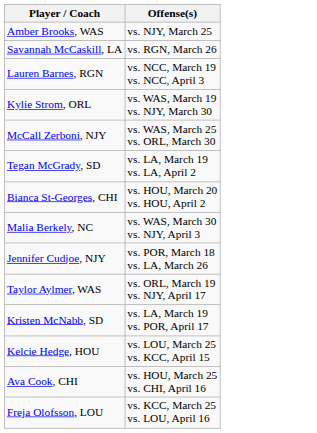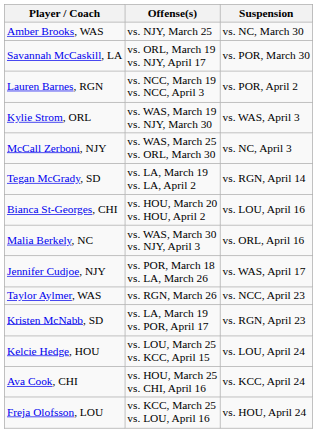+ column: (266, 13)
(172, 49) vs. RGN, March 26 -> (171, 55) vs. ORL, March 19 vs. NJY, April 17
(171, 289) vs. ORL, March 19 vs. NJY, April 17 -> (172, 295) vs. RGN, March 26
